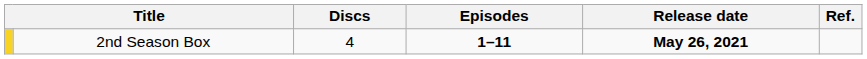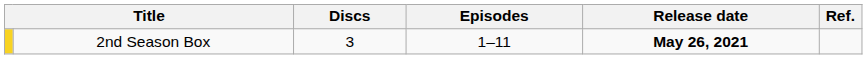(350, 41) 4 -> (350, 41) 3
(494, 41) bold -> (494, 41) normal
